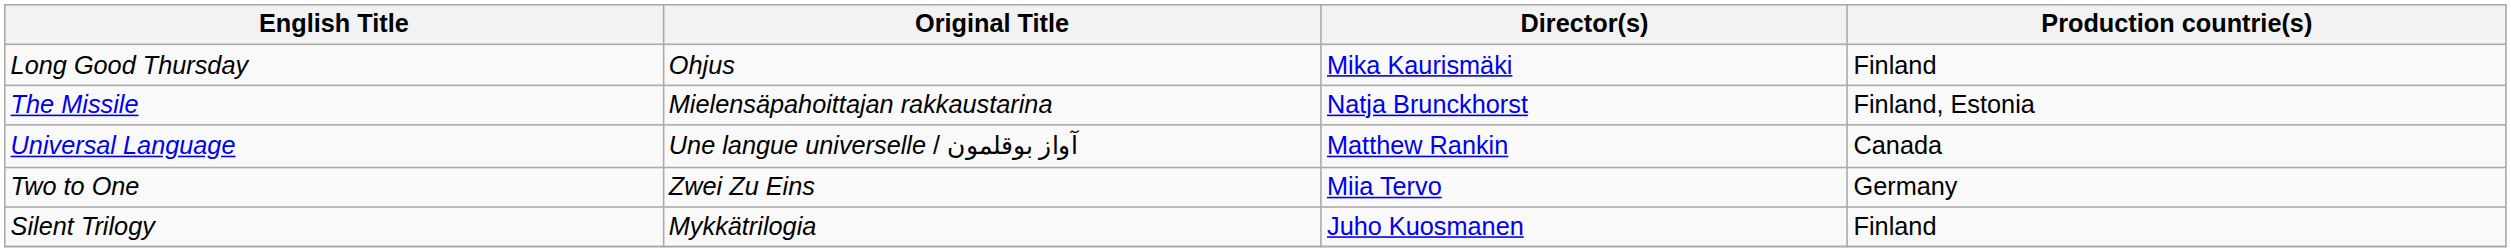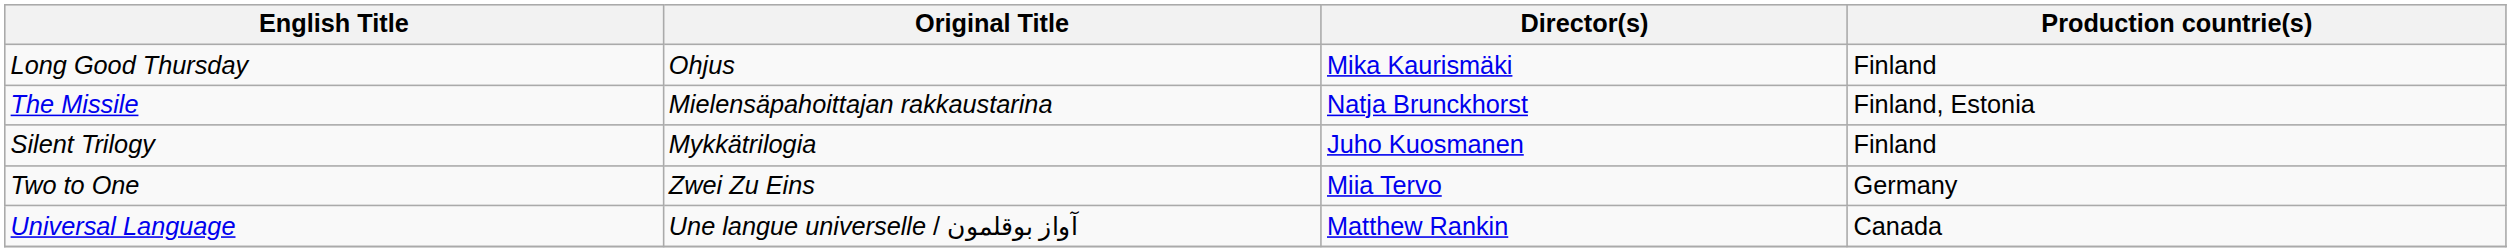rows swapped: (83, 226) <-> (123, 145)
